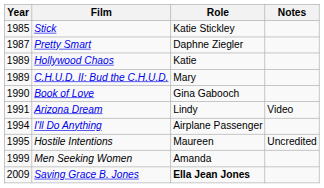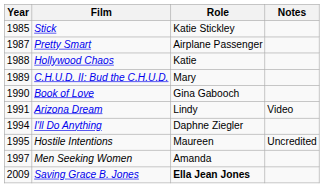(208, 45) Daphne Ziegler -> (218, 45) Airplane Passenger
(18, 61) 1989 -> (18, 61) 1988
(218, 126) Airplane Passenger -> (208, 126) Daphne Ziegler
(18, 158) 1999 -> (18, 158) 1997
